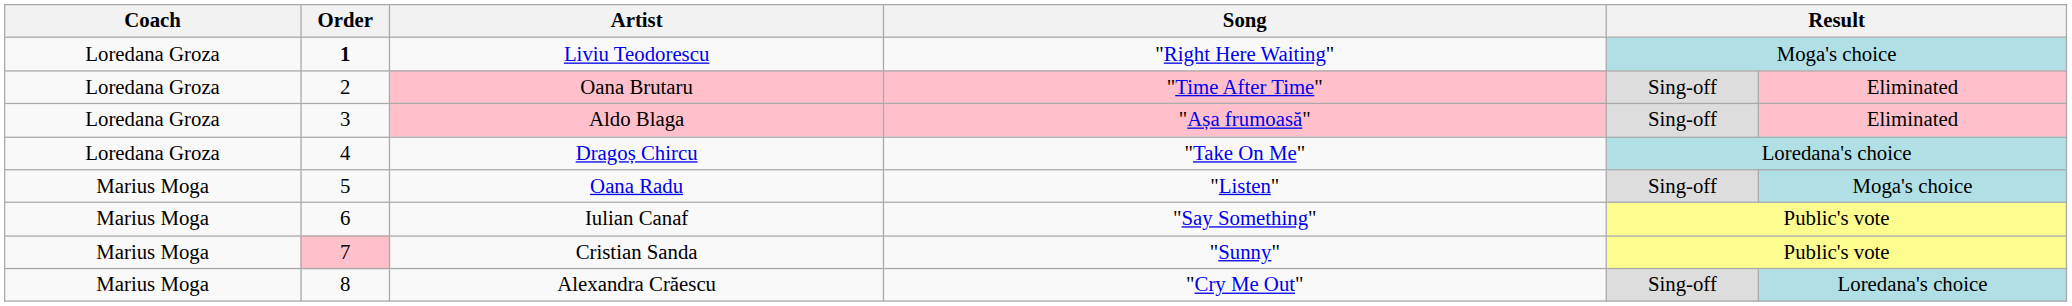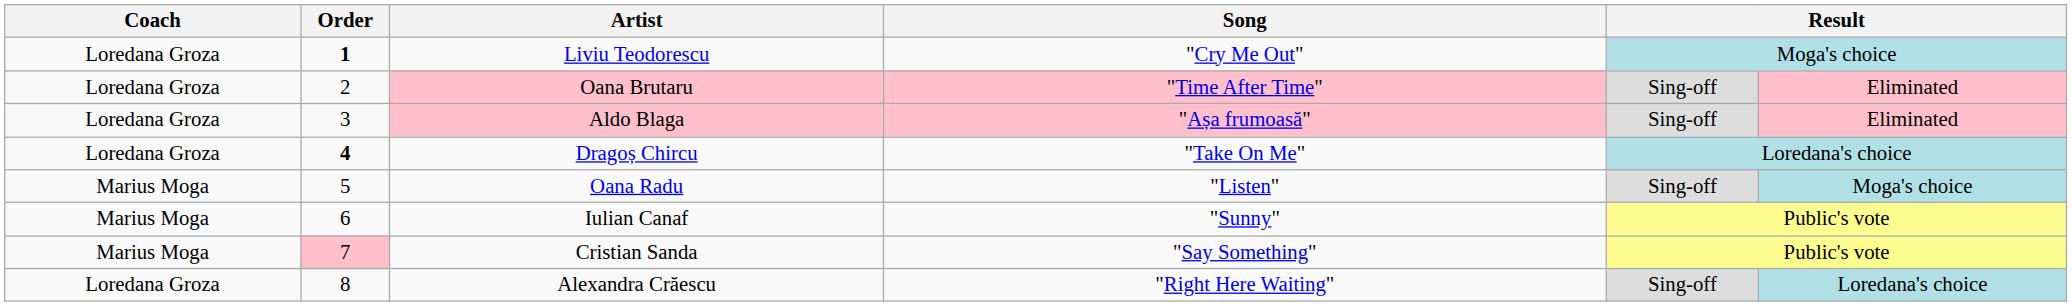(1245, 53) "Right Here Waiting" -> (1245, 53) "Cry Me Out"
(345, 152) normal -> (345, 152) bold
(1245, 218) "Say Something" -> (1245, 218) "Sunny"
(1245, 251) "Sunny" -> (1245, 251) "Say Something"
(153, 284) Marius Moga -> (153, 284) Loredana Groza
(1245, 284) "Cry Me Out" -> (1245, 284) "Right Here Waiting"
